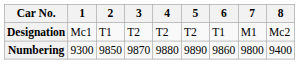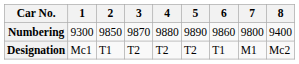rows swapped: (36, 31) <-> (36, 50)
